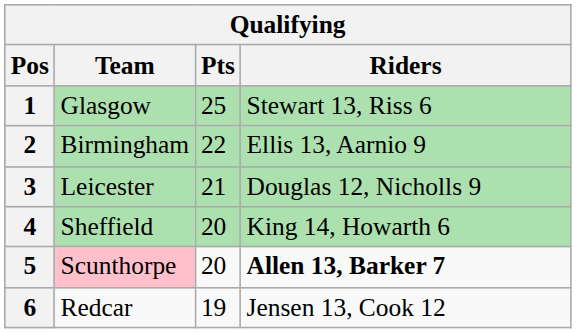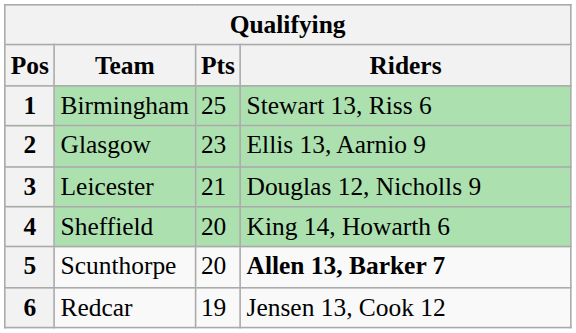(106, 105) Glasgow -> (125, 105) Birmingham
(125, 145) Birmingham -> (106, 145) Glasgow
(214, 145) 22 -> (214, 145) 23
(118, 266) pink background -> (118, 266) no background
